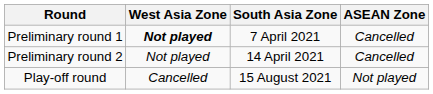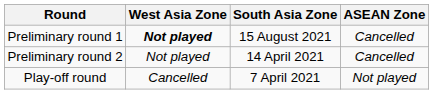(285, 36) 7 April 2021 -> (285, 36) 15 August 2021
(285, 78) 15 August 2021 -> (285, 78) 7 April 2021
